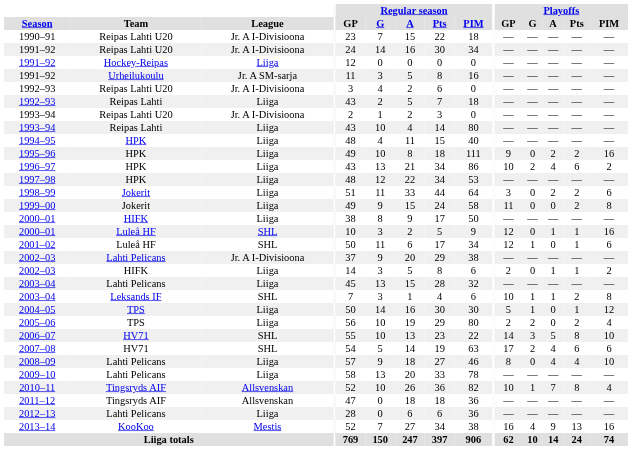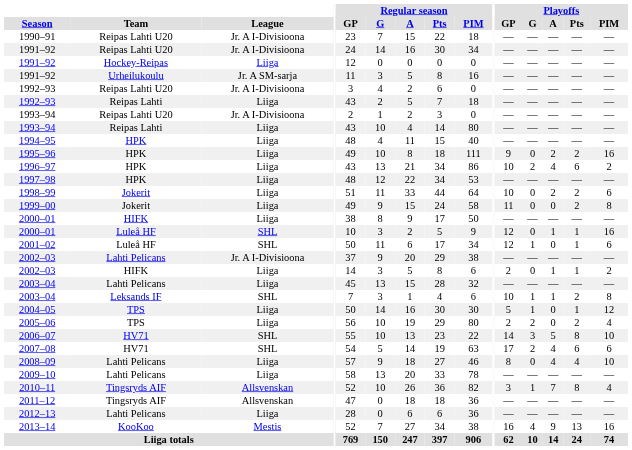(508, 192) 3 -> (508, 192) 10
(508, 387) 10 -> (508, 387) 3
